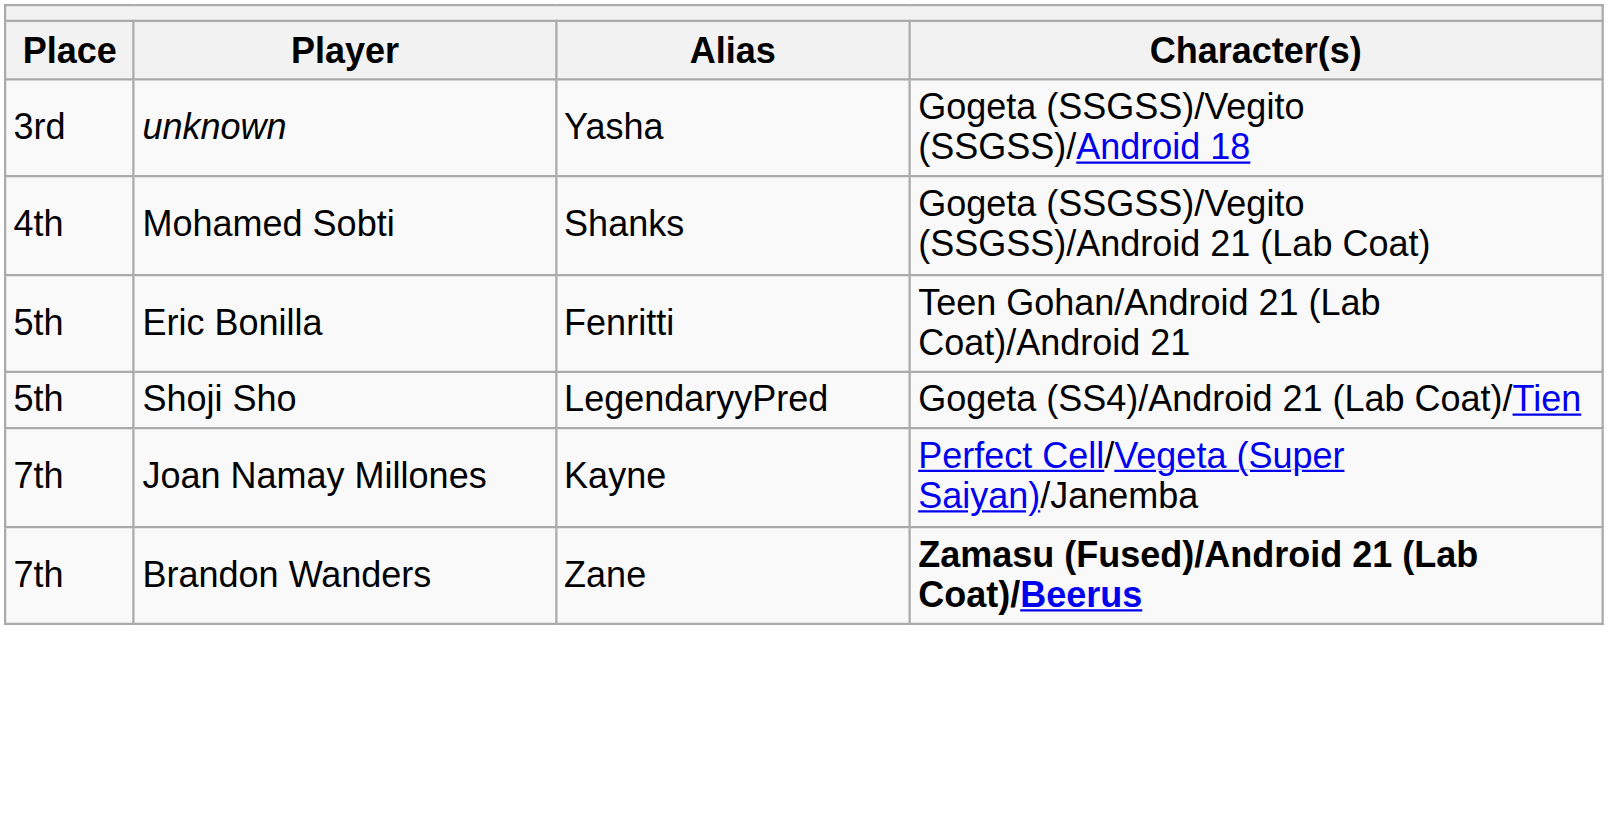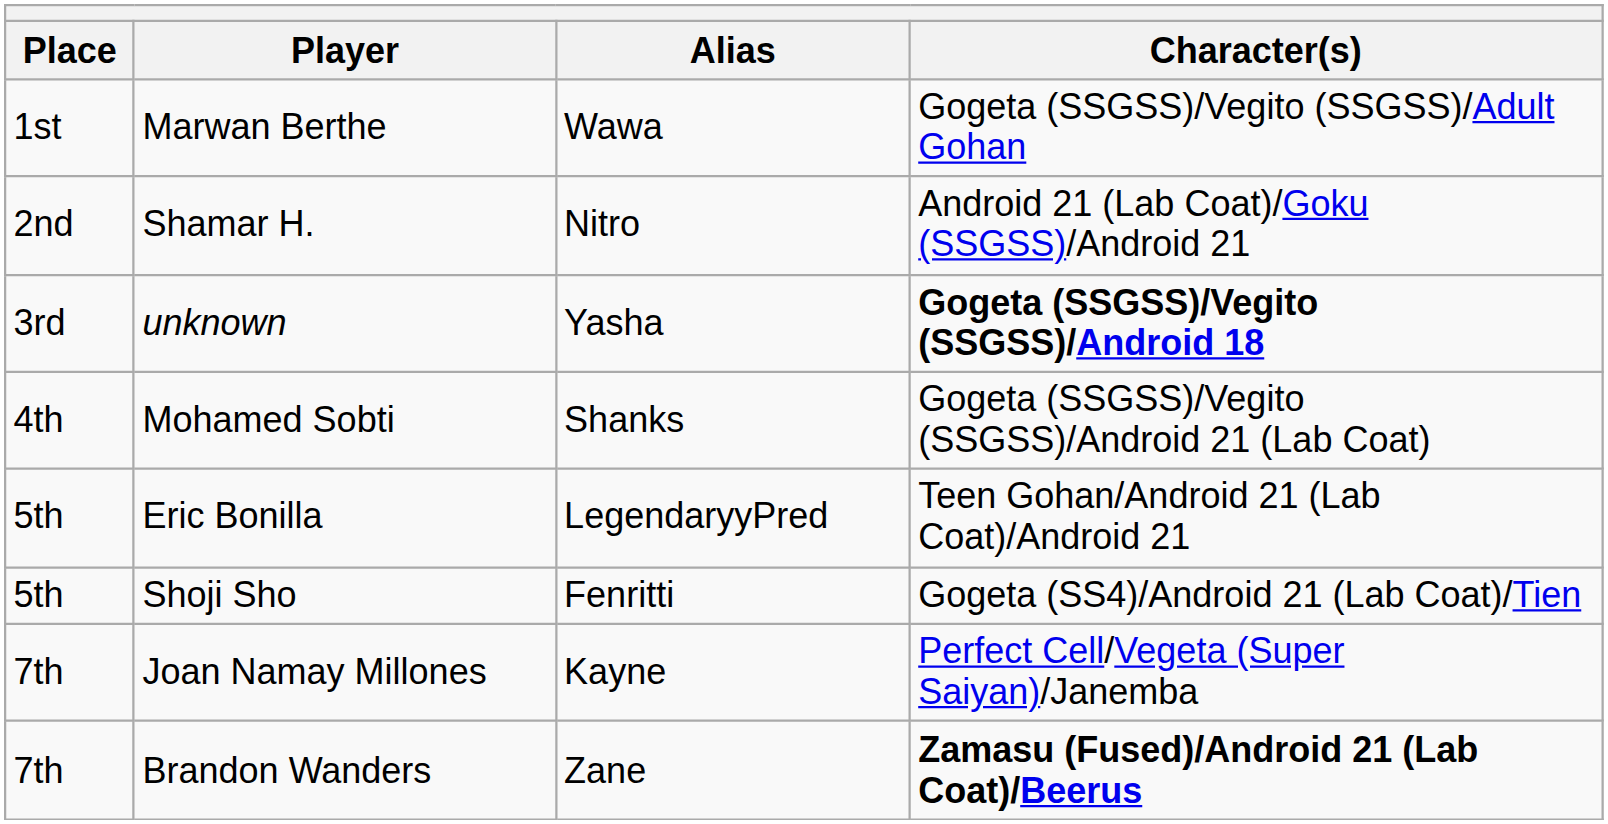+ row: (265, 126)
+ row: (229, 224)
(1111, 126) normal -> (1118, 322) bold
(619, 322) Fenritti -> (696, 517) LegendaryyPred
(696, 399) LegendaryyPred -> (619, 594) Fenritti
